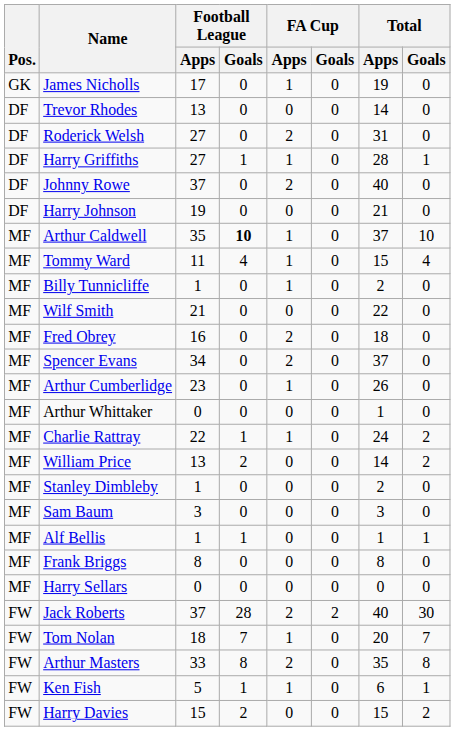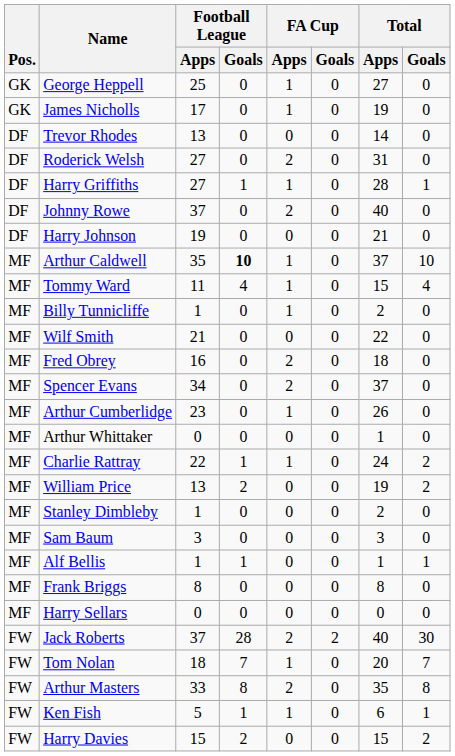+ row: (93, 85)
(381, 461) 14 -> (381, 487) 19
